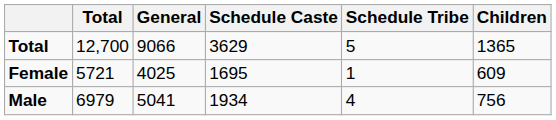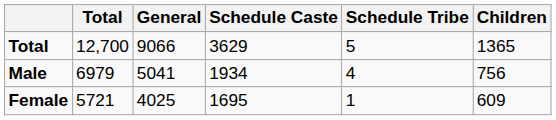rows swapped: (28, 100) <-> (38, 73)
